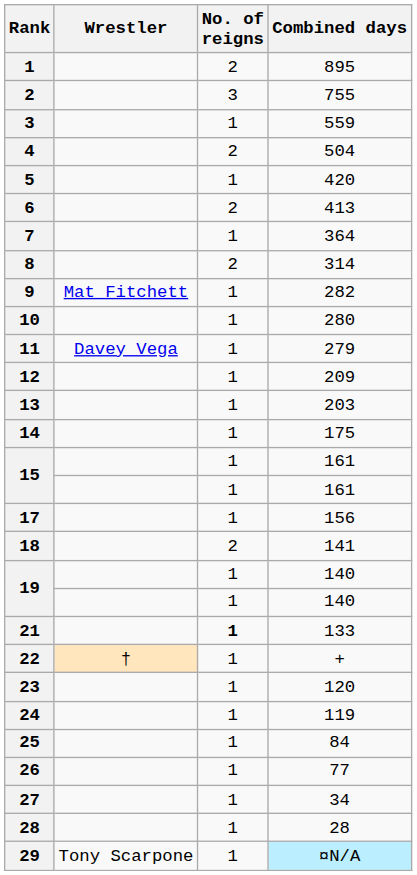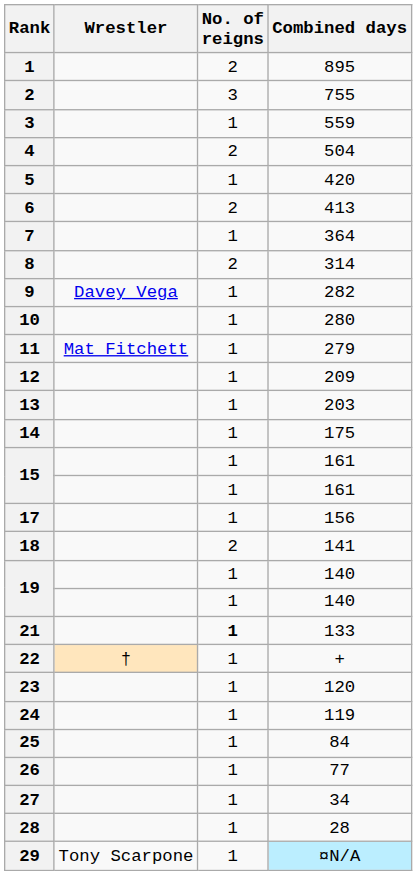(126, 292) Mat Fitchett -> (126, 292) Davey Vega
(126, 349) Davey Vega -> (126, 349) Mat Fitchett
